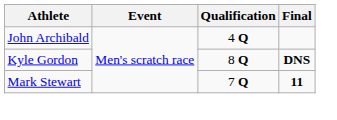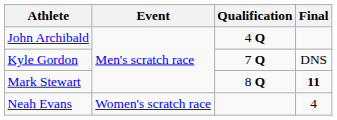(238, 60) 8 Q -> (255, 60) 7 Q
(297, 60) bold -> (314, 60) normal
(238, 82) 7 Q -> (255, 82) 8 Q
+ row: (40, 104)
